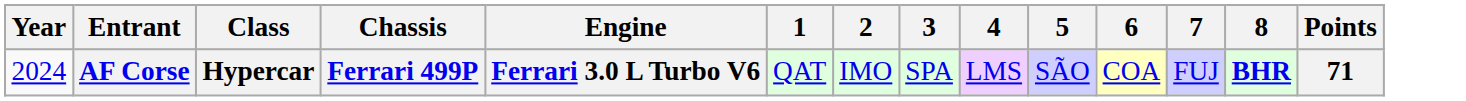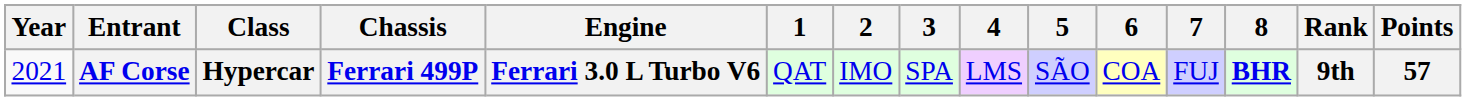+ column: (1336, 26)
(39, 71) 2024 -> (39, 71) 2021
(1340, 71) 71 -> (1417, 71) 57
